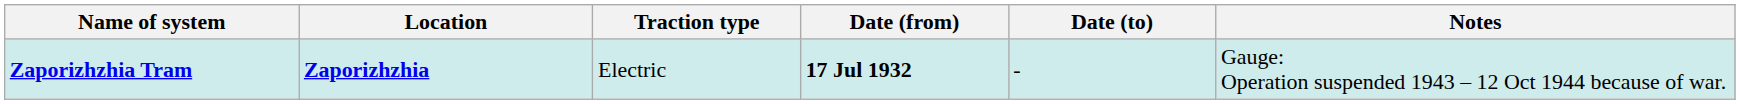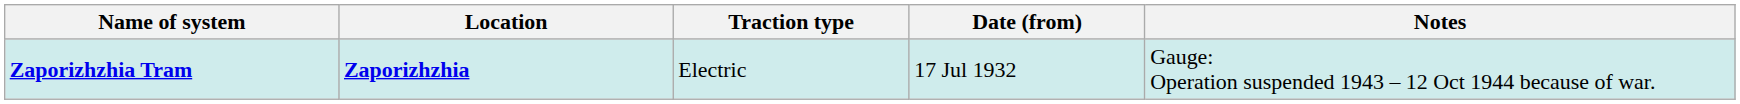- column: (1112, 21)
(859, 68) bold -> (965, 68) normal
